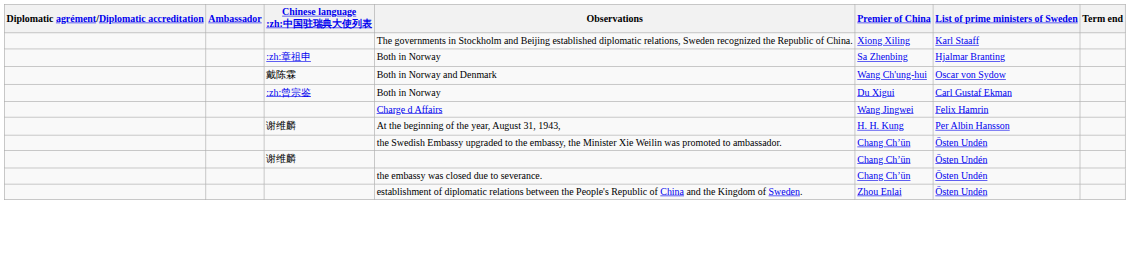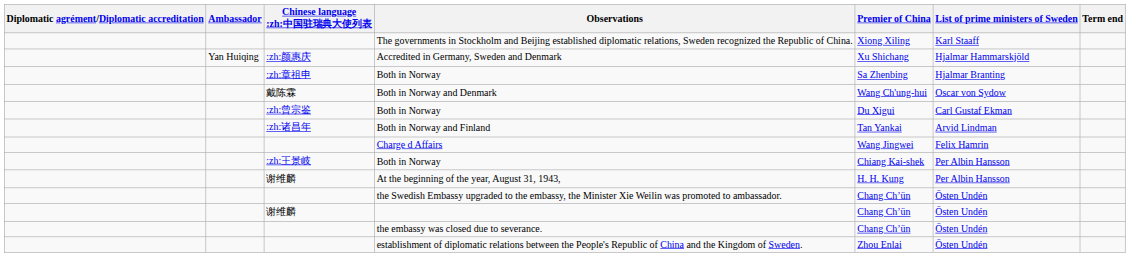+ row: (289, 57)
+ row: (289, 127)
+ row: (289, 161)
